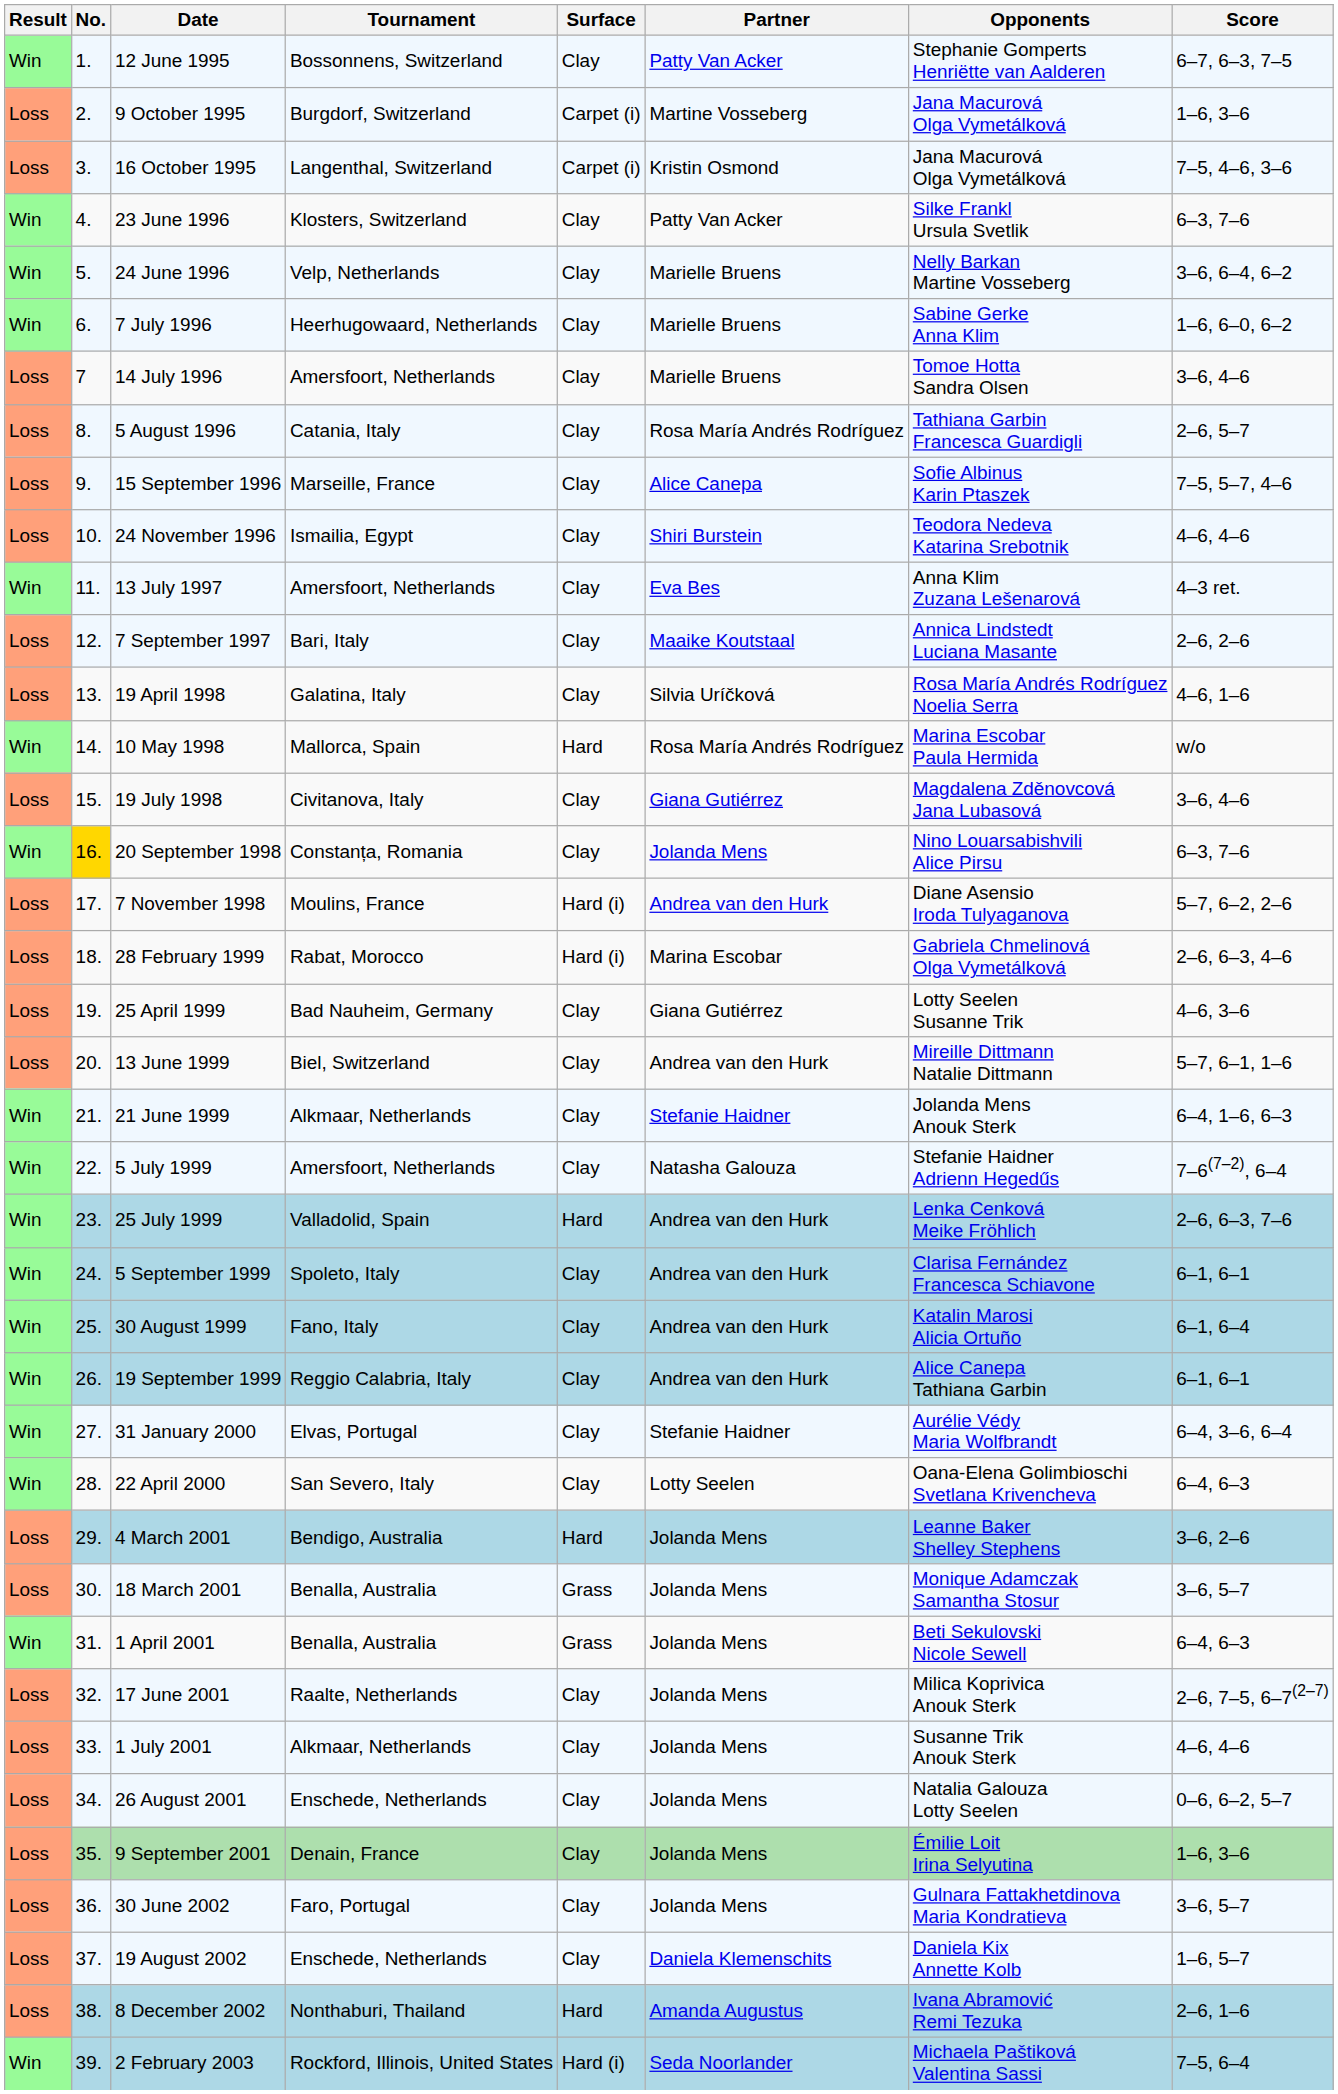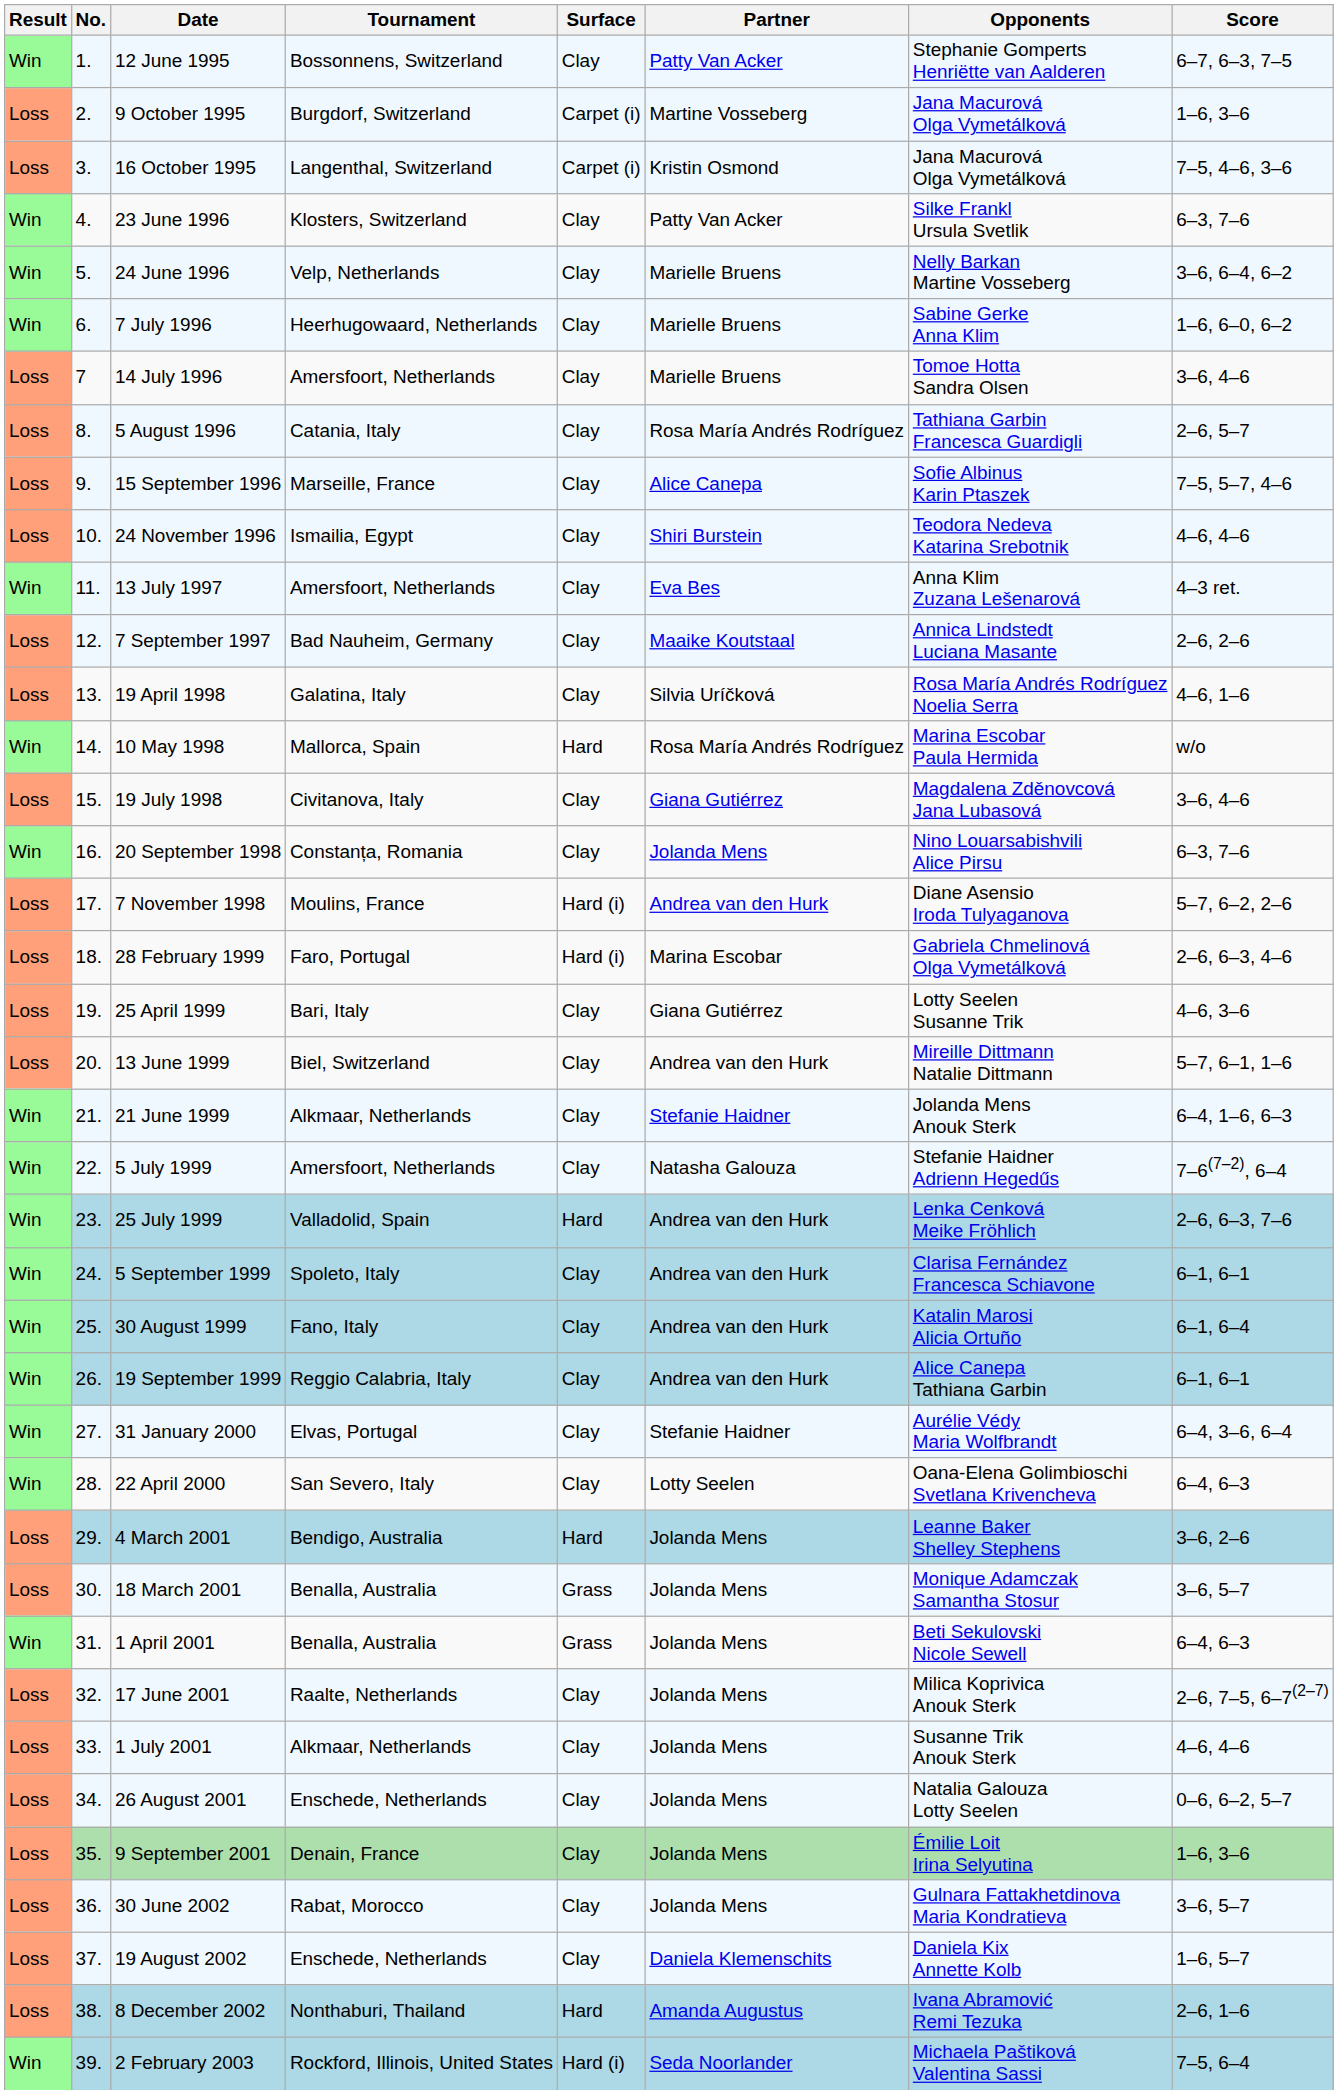(329, 640) Bari, Italy -> (391, 640) Bad Nauheim, Germany
(89, 851) gold background -> (89, 851) no background
(357, 956) Rabat, Morocco -> (350, 956) Faro, Portugal
(391, 1009) Bad Nauheim, Germany -> (329, 1009) Bari, Italy
(350, 1905) Faro, Portugal -> (357, 1905) Rabat, Morocco
